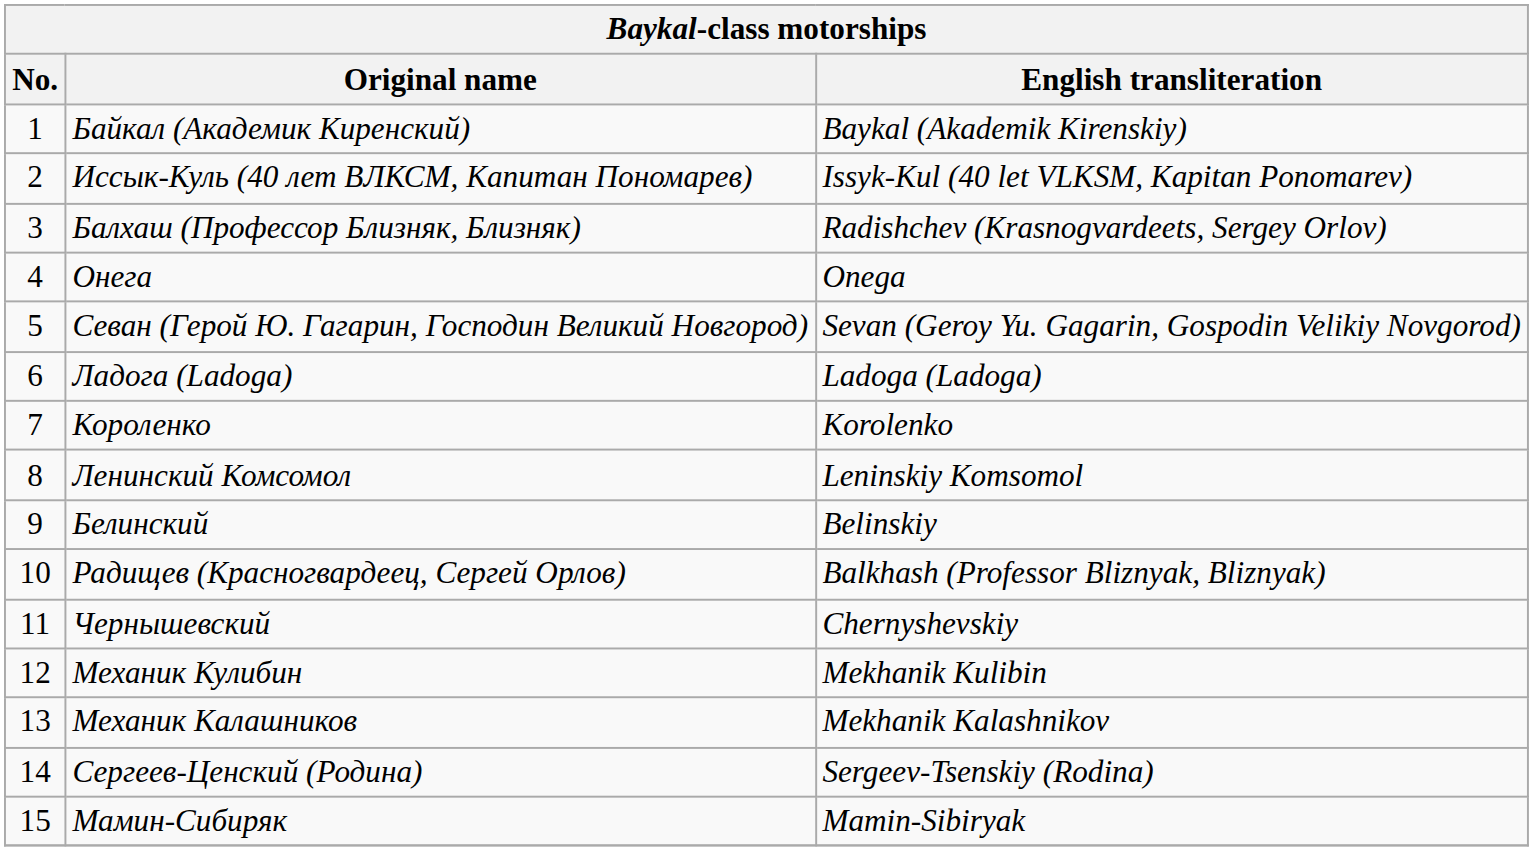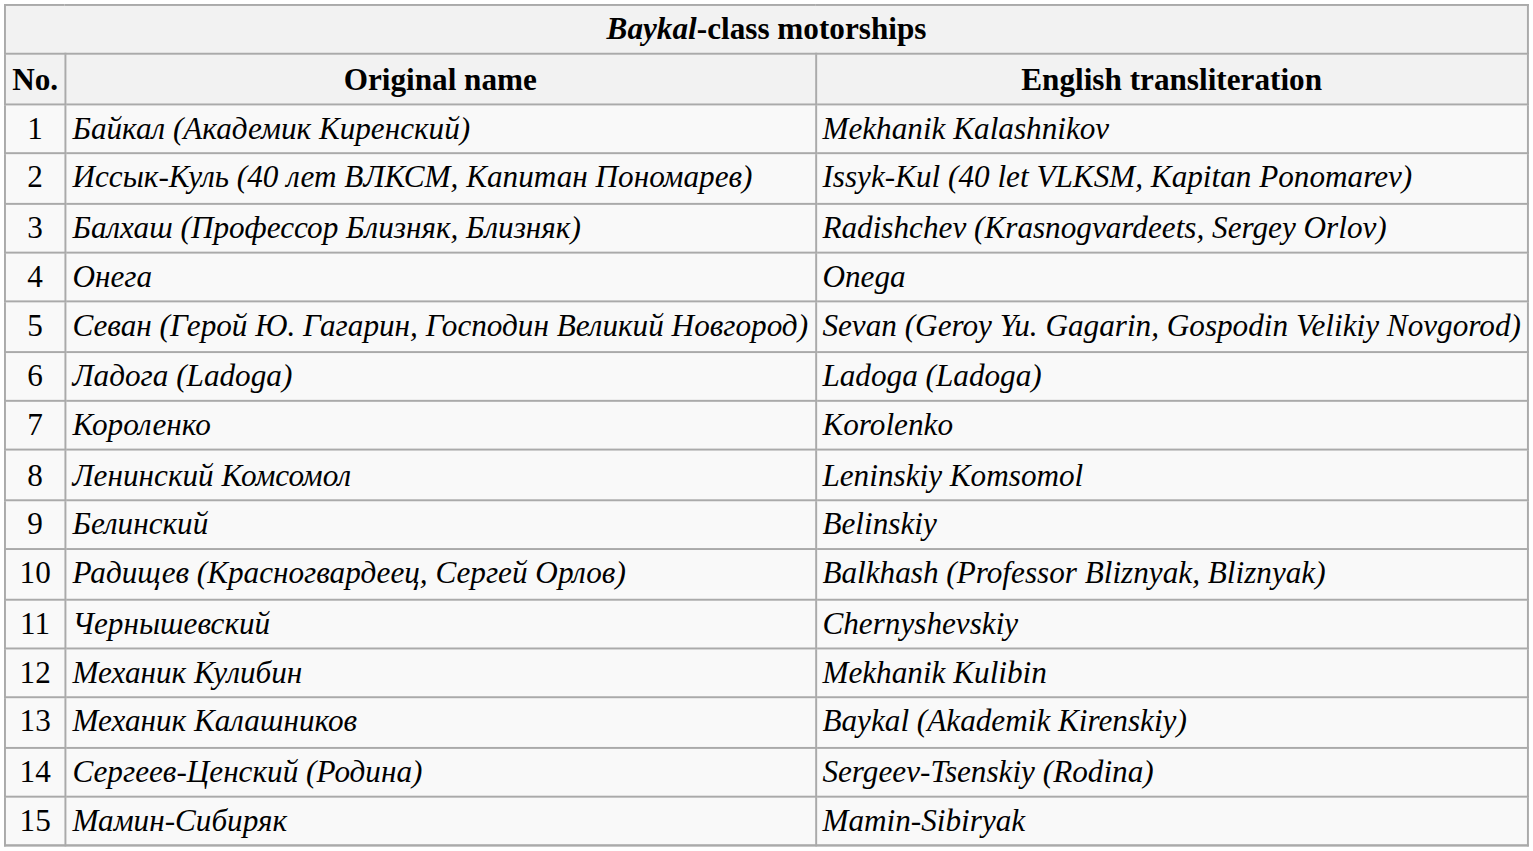(1005, 128) Baykal (Akademik Kirenskiy) -> (966, 128) Mekhanik Kalashnikov
(966, 721) Mekhanik Kalashnikov -> (1005, 721) Baykal (Akademik Kirenskiy)
